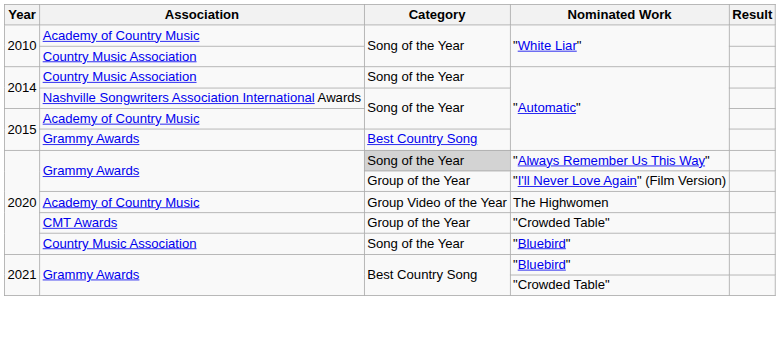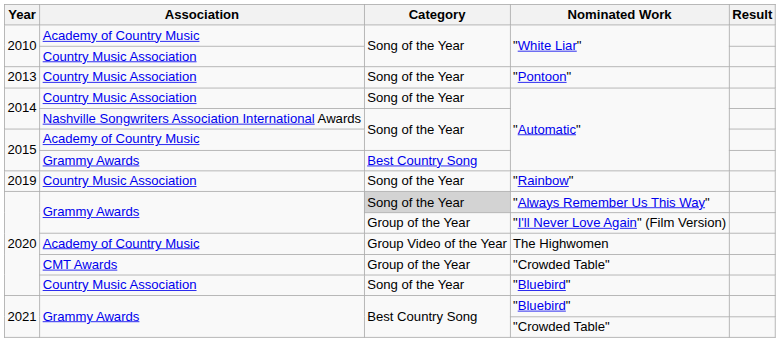+ row: (120, 77)
+ row: (120, 181)
